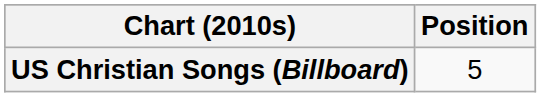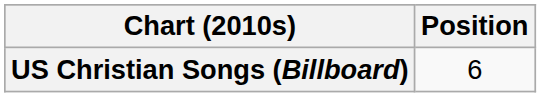(475, 69) 5 -> (475, 69) 6
